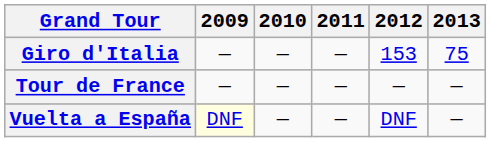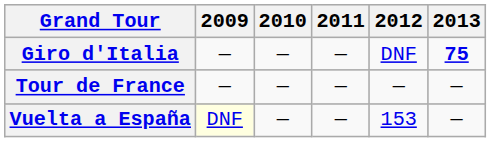(399, 54) 153 -> (399, 54) DNF
(457, 54) normal -> (457, 54) bold
(399, 120) DNF -> (399, 120) 153
